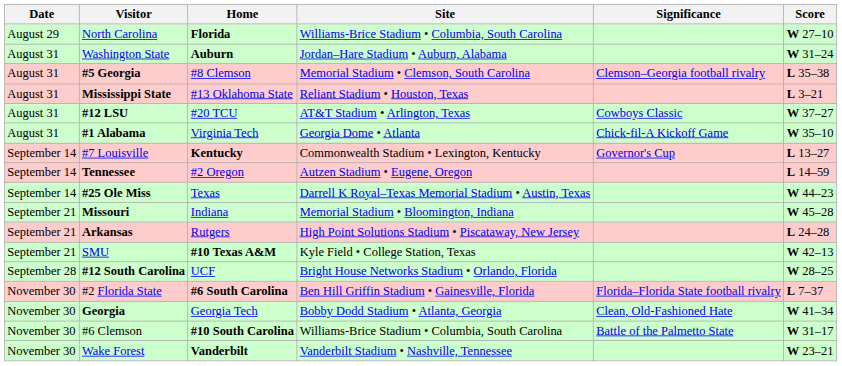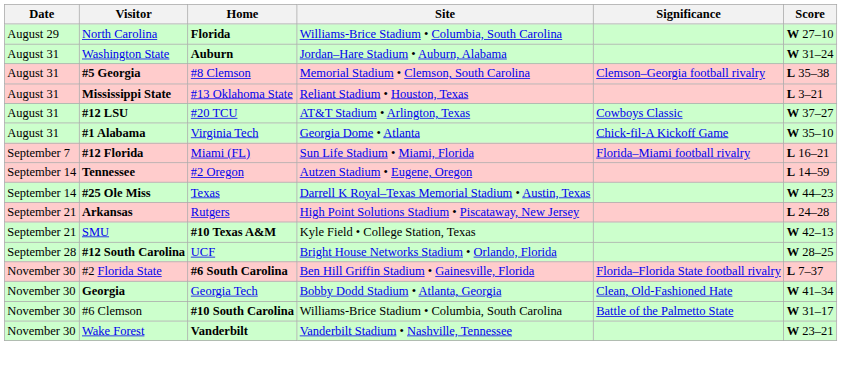+ row: (113, 152)
- row: (115, 152)
- row: (106, 212)
